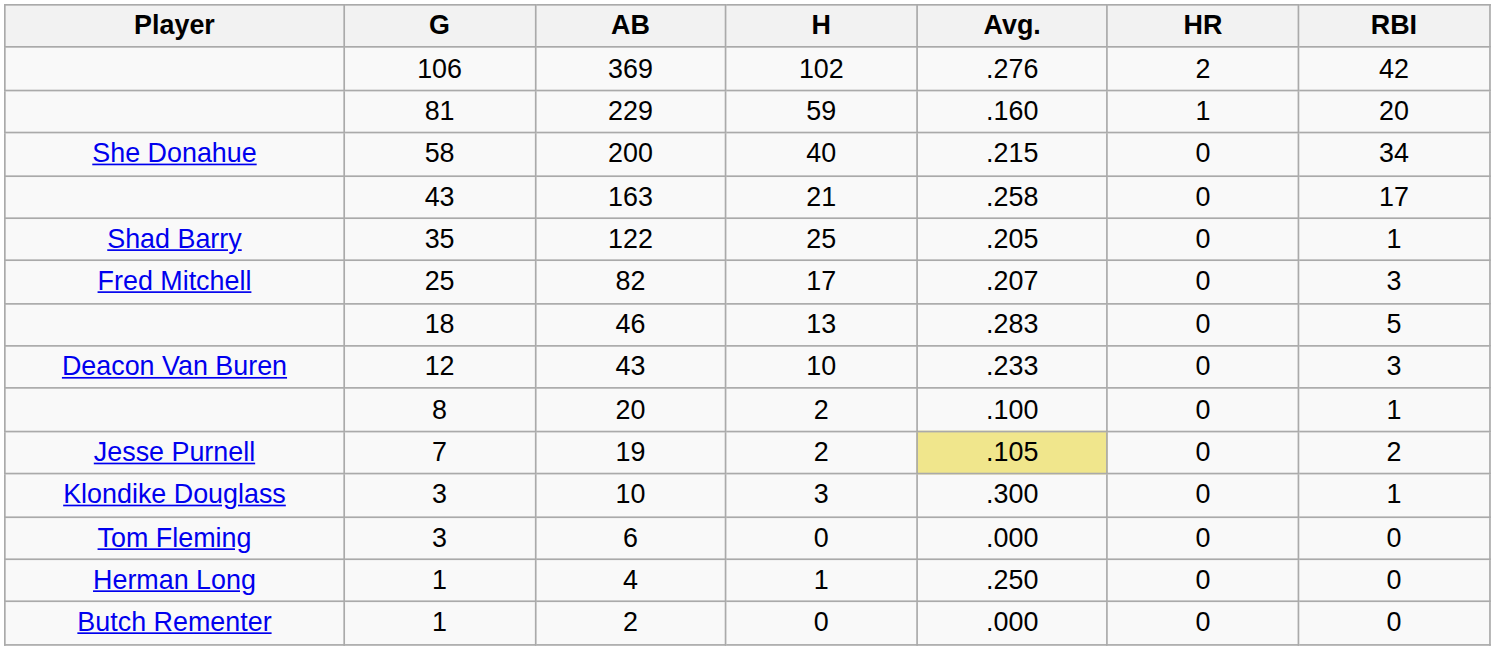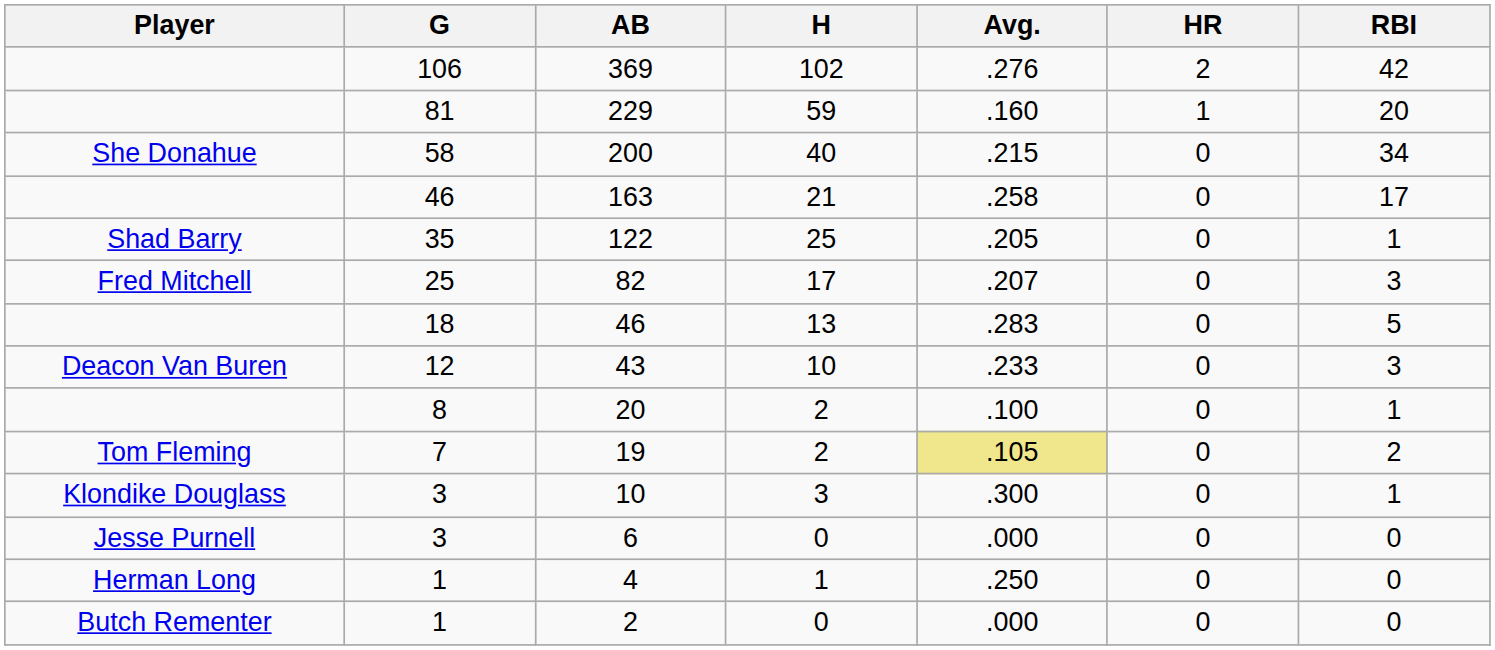(440, 196) 43 -> (440, 196) 46
(174, 452) Jesse Purnell -> (174, 452) Tom Fleming
(174, 537) Tom Fleming -> (174, 537) Jesse Purnell
